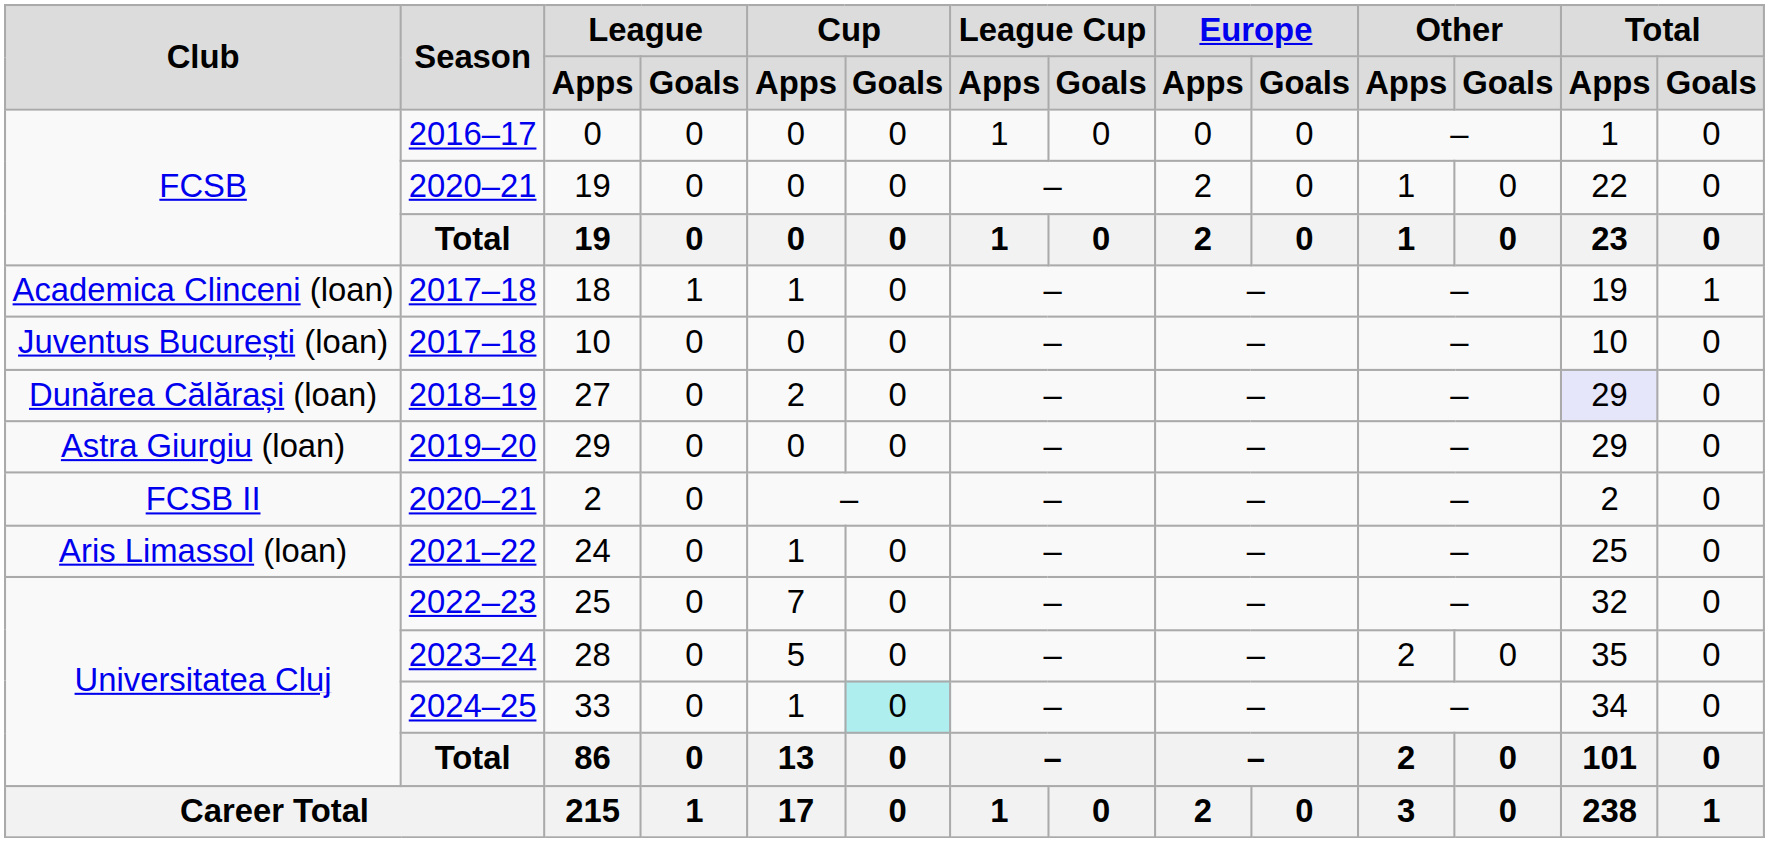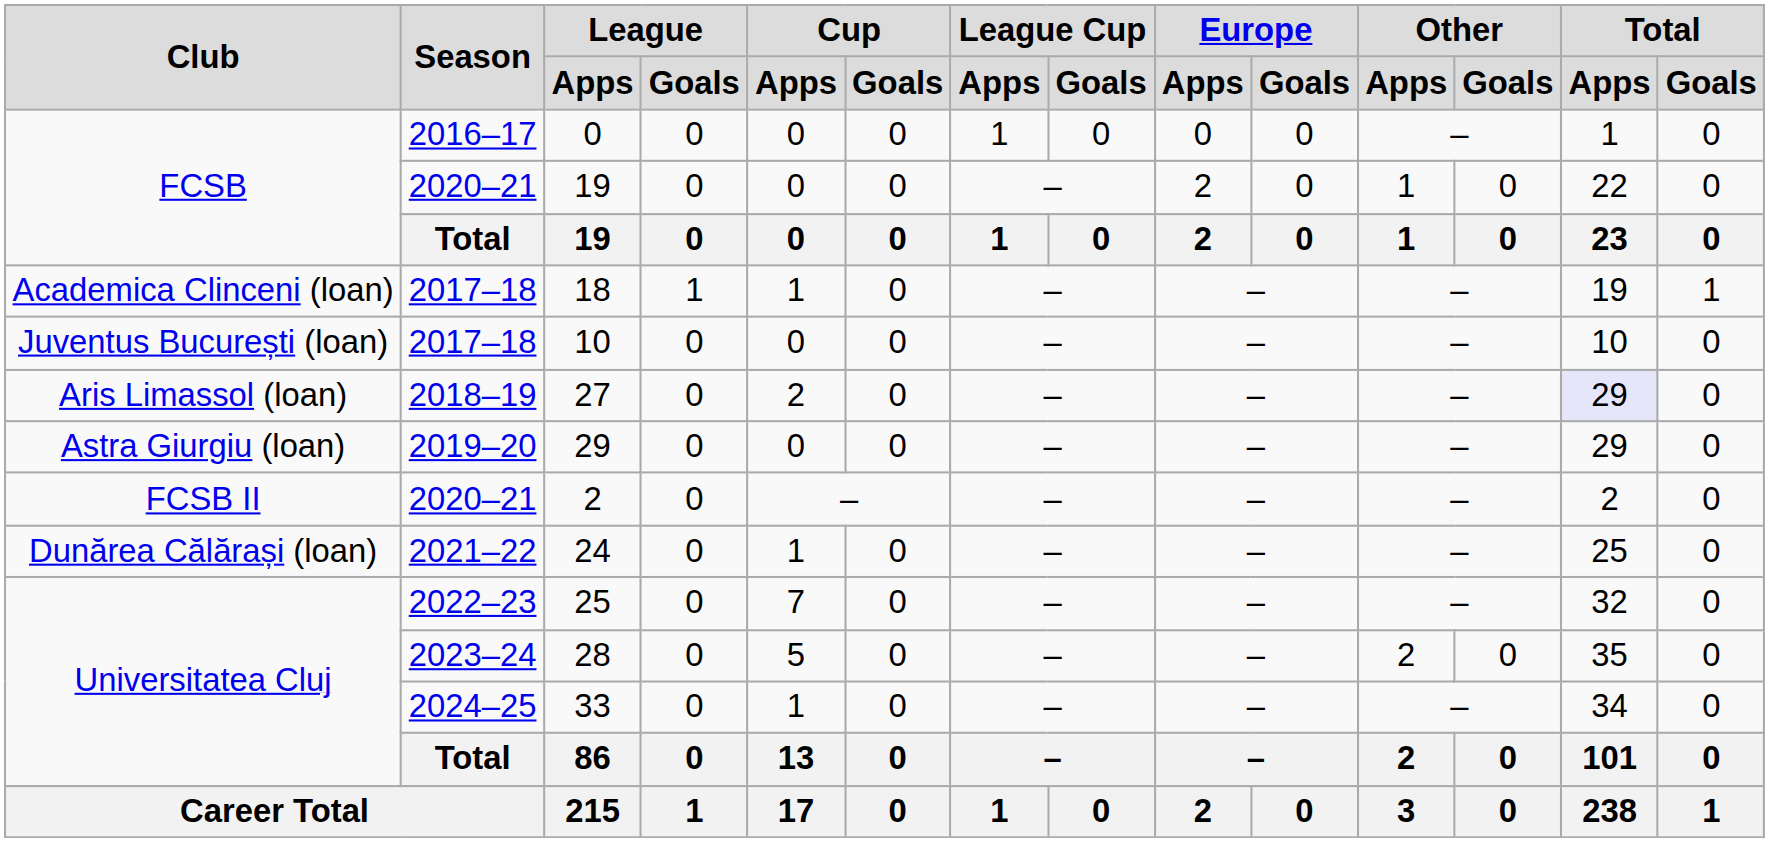(203, 394) Dunărea Călărași (loan) -> (203, 394) Aris Limassol (loan)
(203, 550) Aris Limassol (loan) -> (203, 550) Dunărea Călărași (loan)
(898, 706) paleturquoise background -> (898, 706) no background
